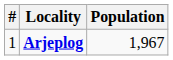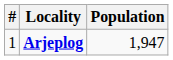(147, 42) 1,967 -> (147, 42) 1,947
